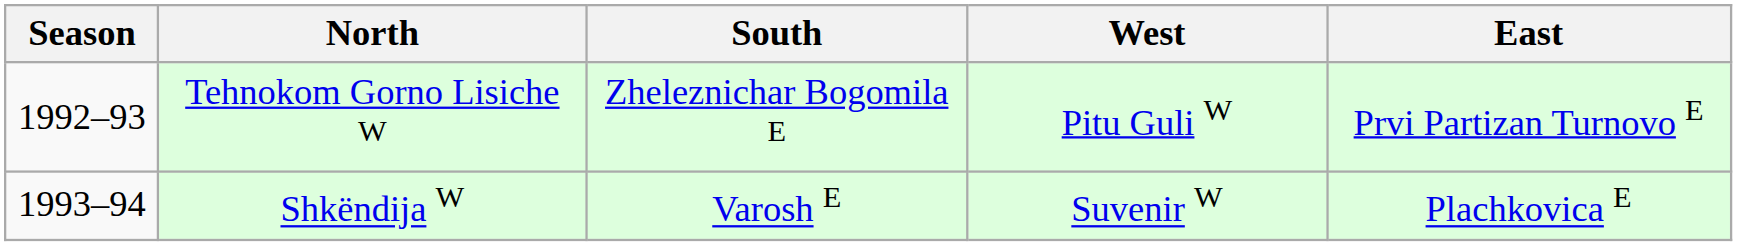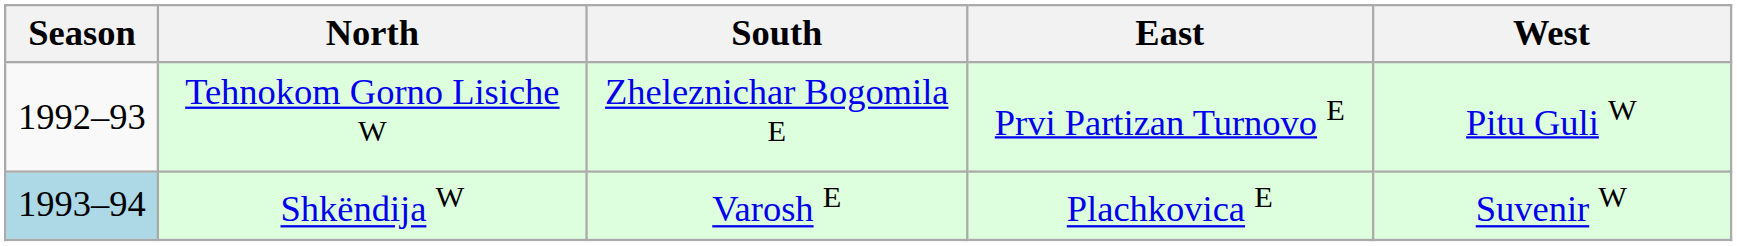columns swapped: (1529, 33) <-> (1147, 33)
(82, 204) no background -> (82, 204) lightblue background
